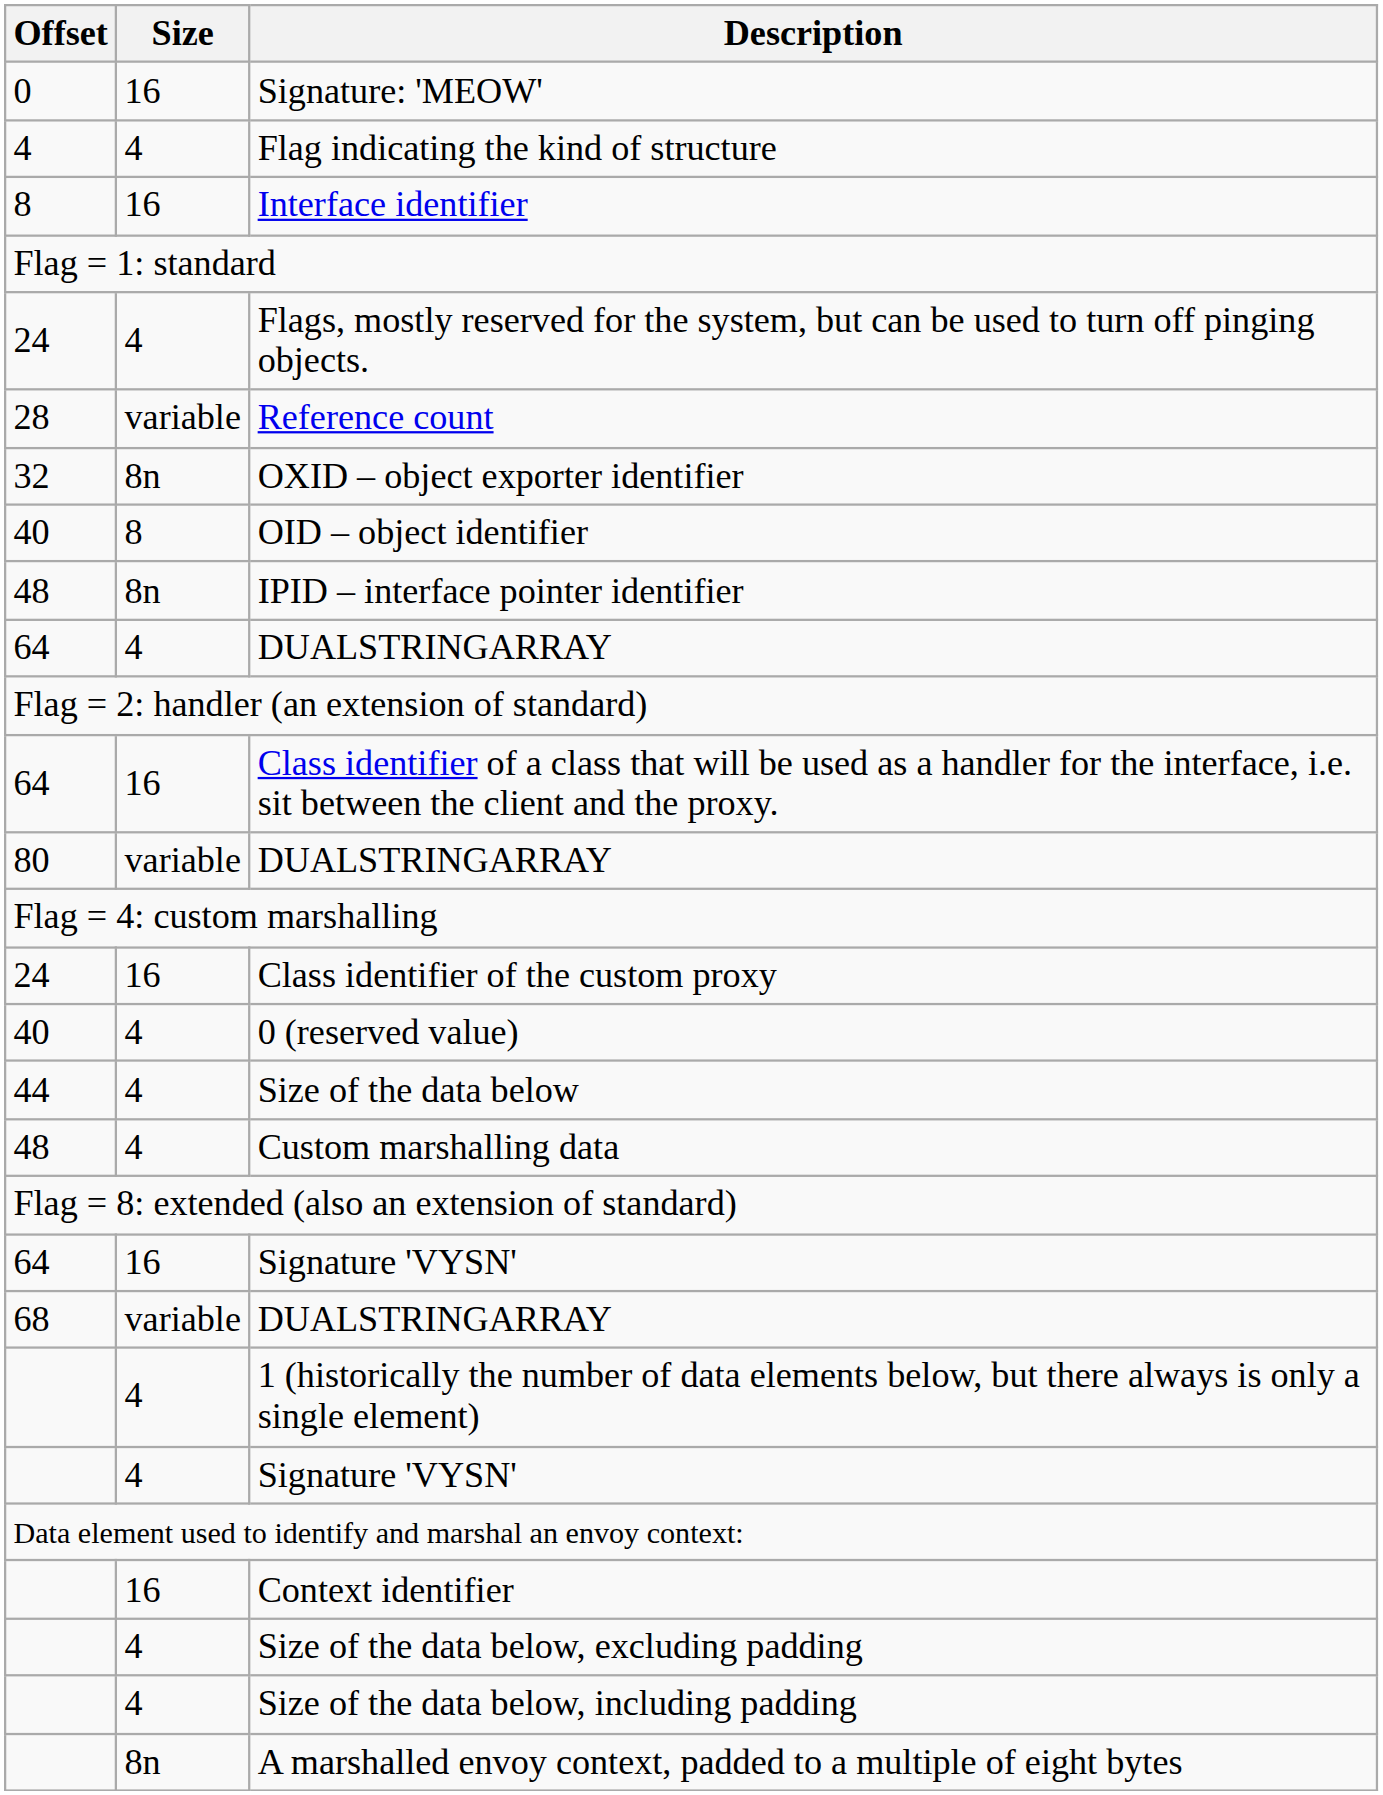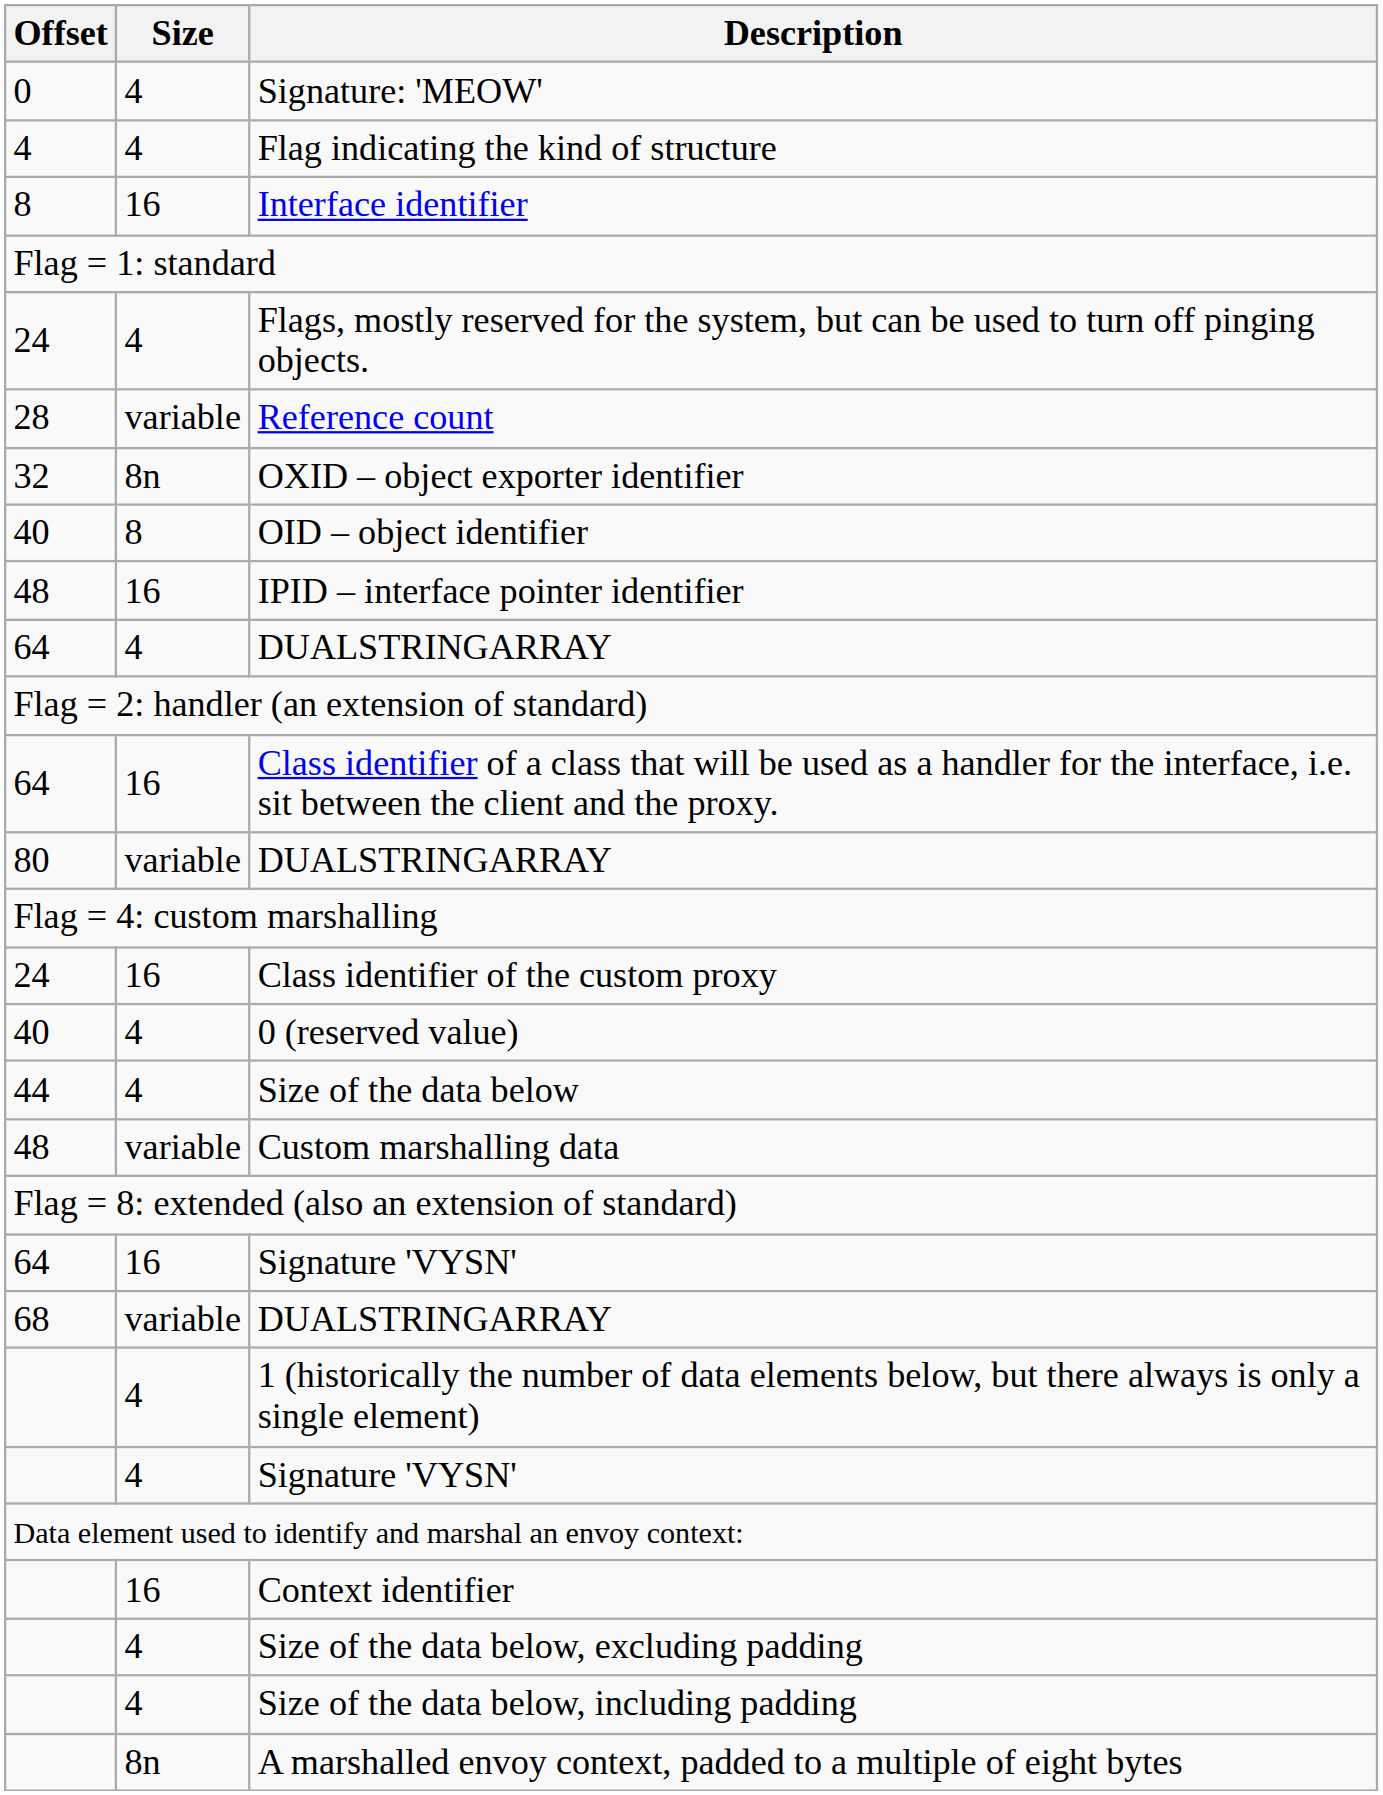(143, 90) 16 -> (134, 90) 4
(143, 589) 8n -> (143, 589) 16
(134, 1146) 4 -> (183, 1146) variable
